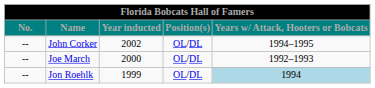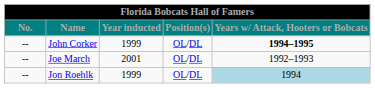(131, 43) 2002 -> (131, 43) 1999
(291, 43) normal -> (291, 43) bold
(131, 59) 2000 -> (131, 59) 2001
